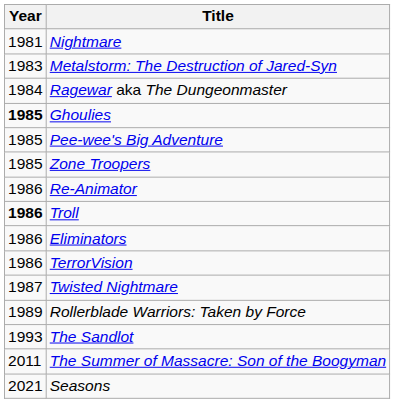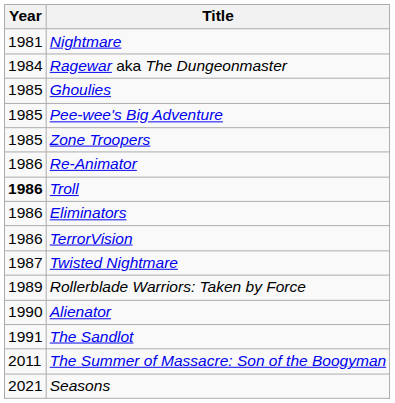- row: (193, 66)
(25, 115) bold -> (25, 90) normal
+ row: (80, 312)
(25, 336) 1993 -> (25, 336) 1991
